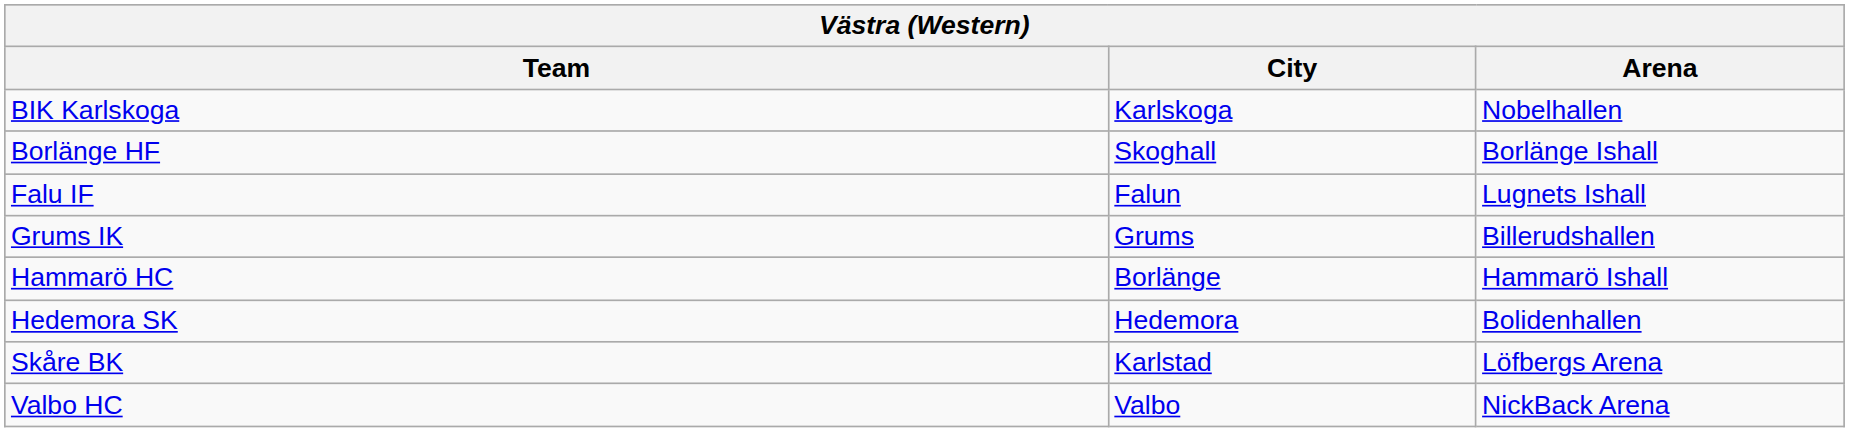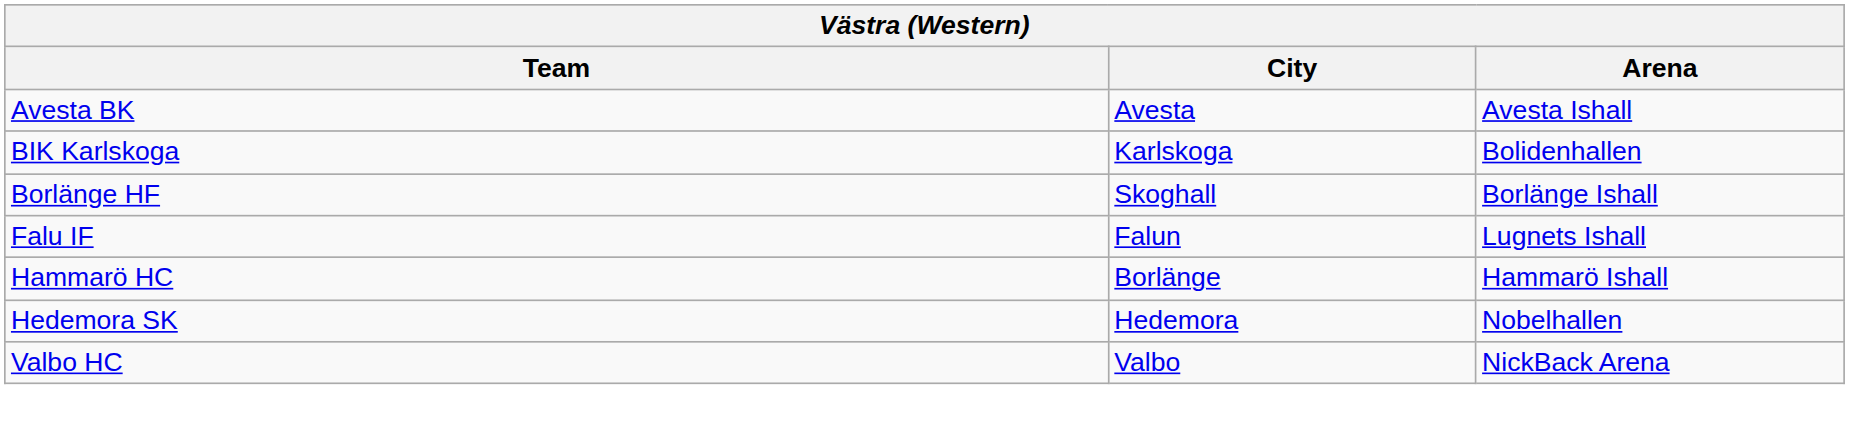+ row: (73, 109)
(1552, 109) Nobelhallen -> (1562, 151) Bolidenhallen
- row: (67, 236)
(1562, 320) Bolidenhallen -> (1552, 320) Nobelhallen
- row: (67, 362)
